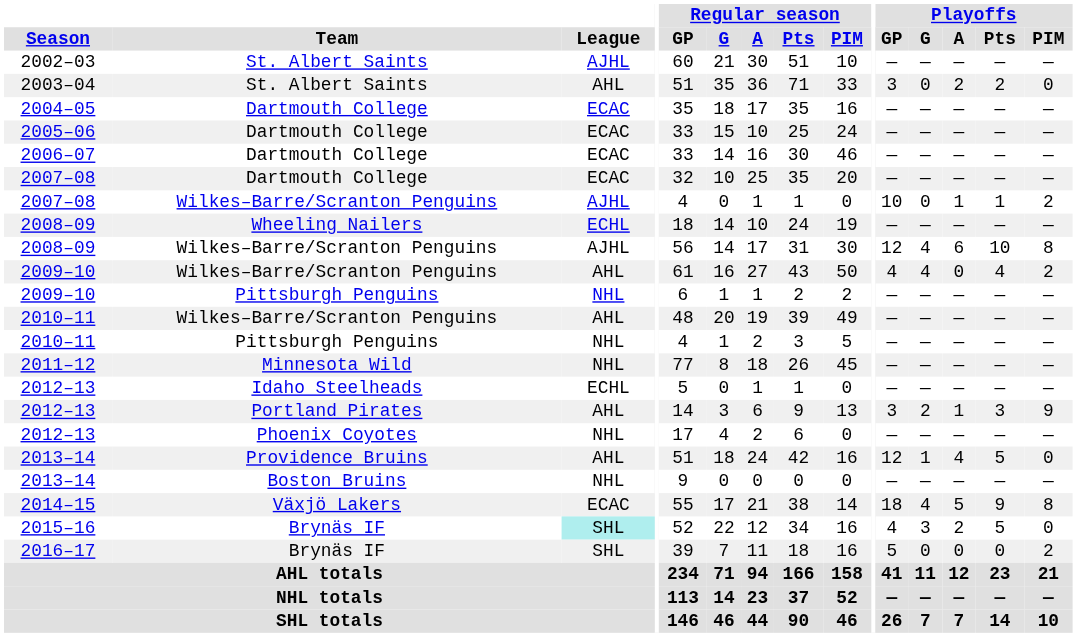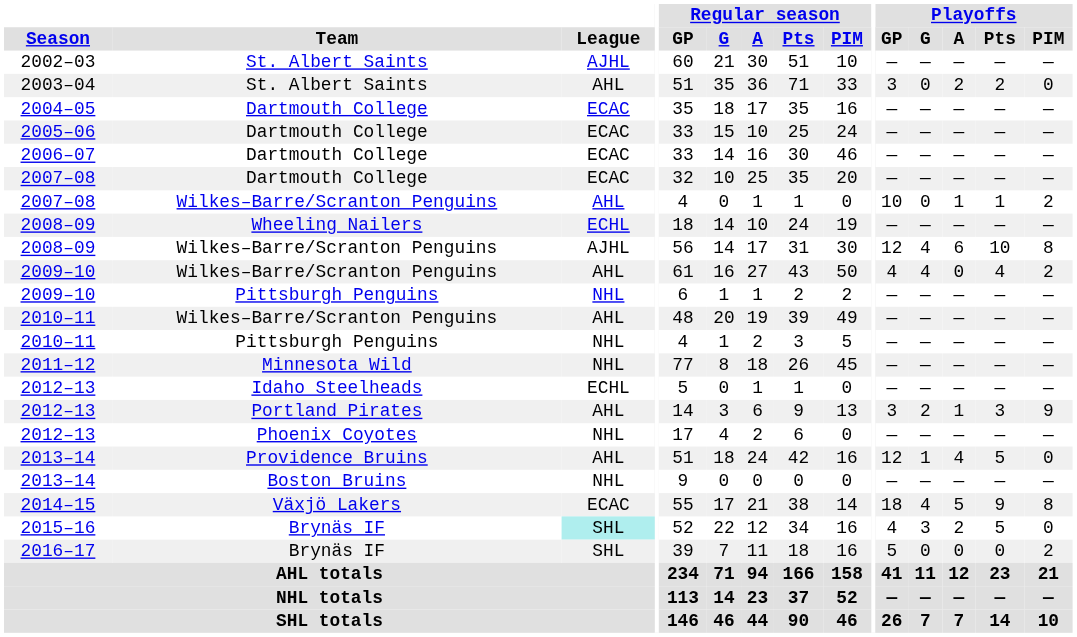(608, 202) AJHL -> (608, 202) AHL
